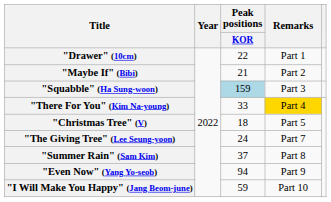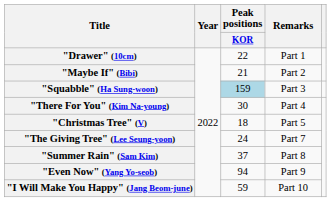(243, 105) 33 -> (243, 105) 30
(293, 105) gold background -> (293, 105) no background
